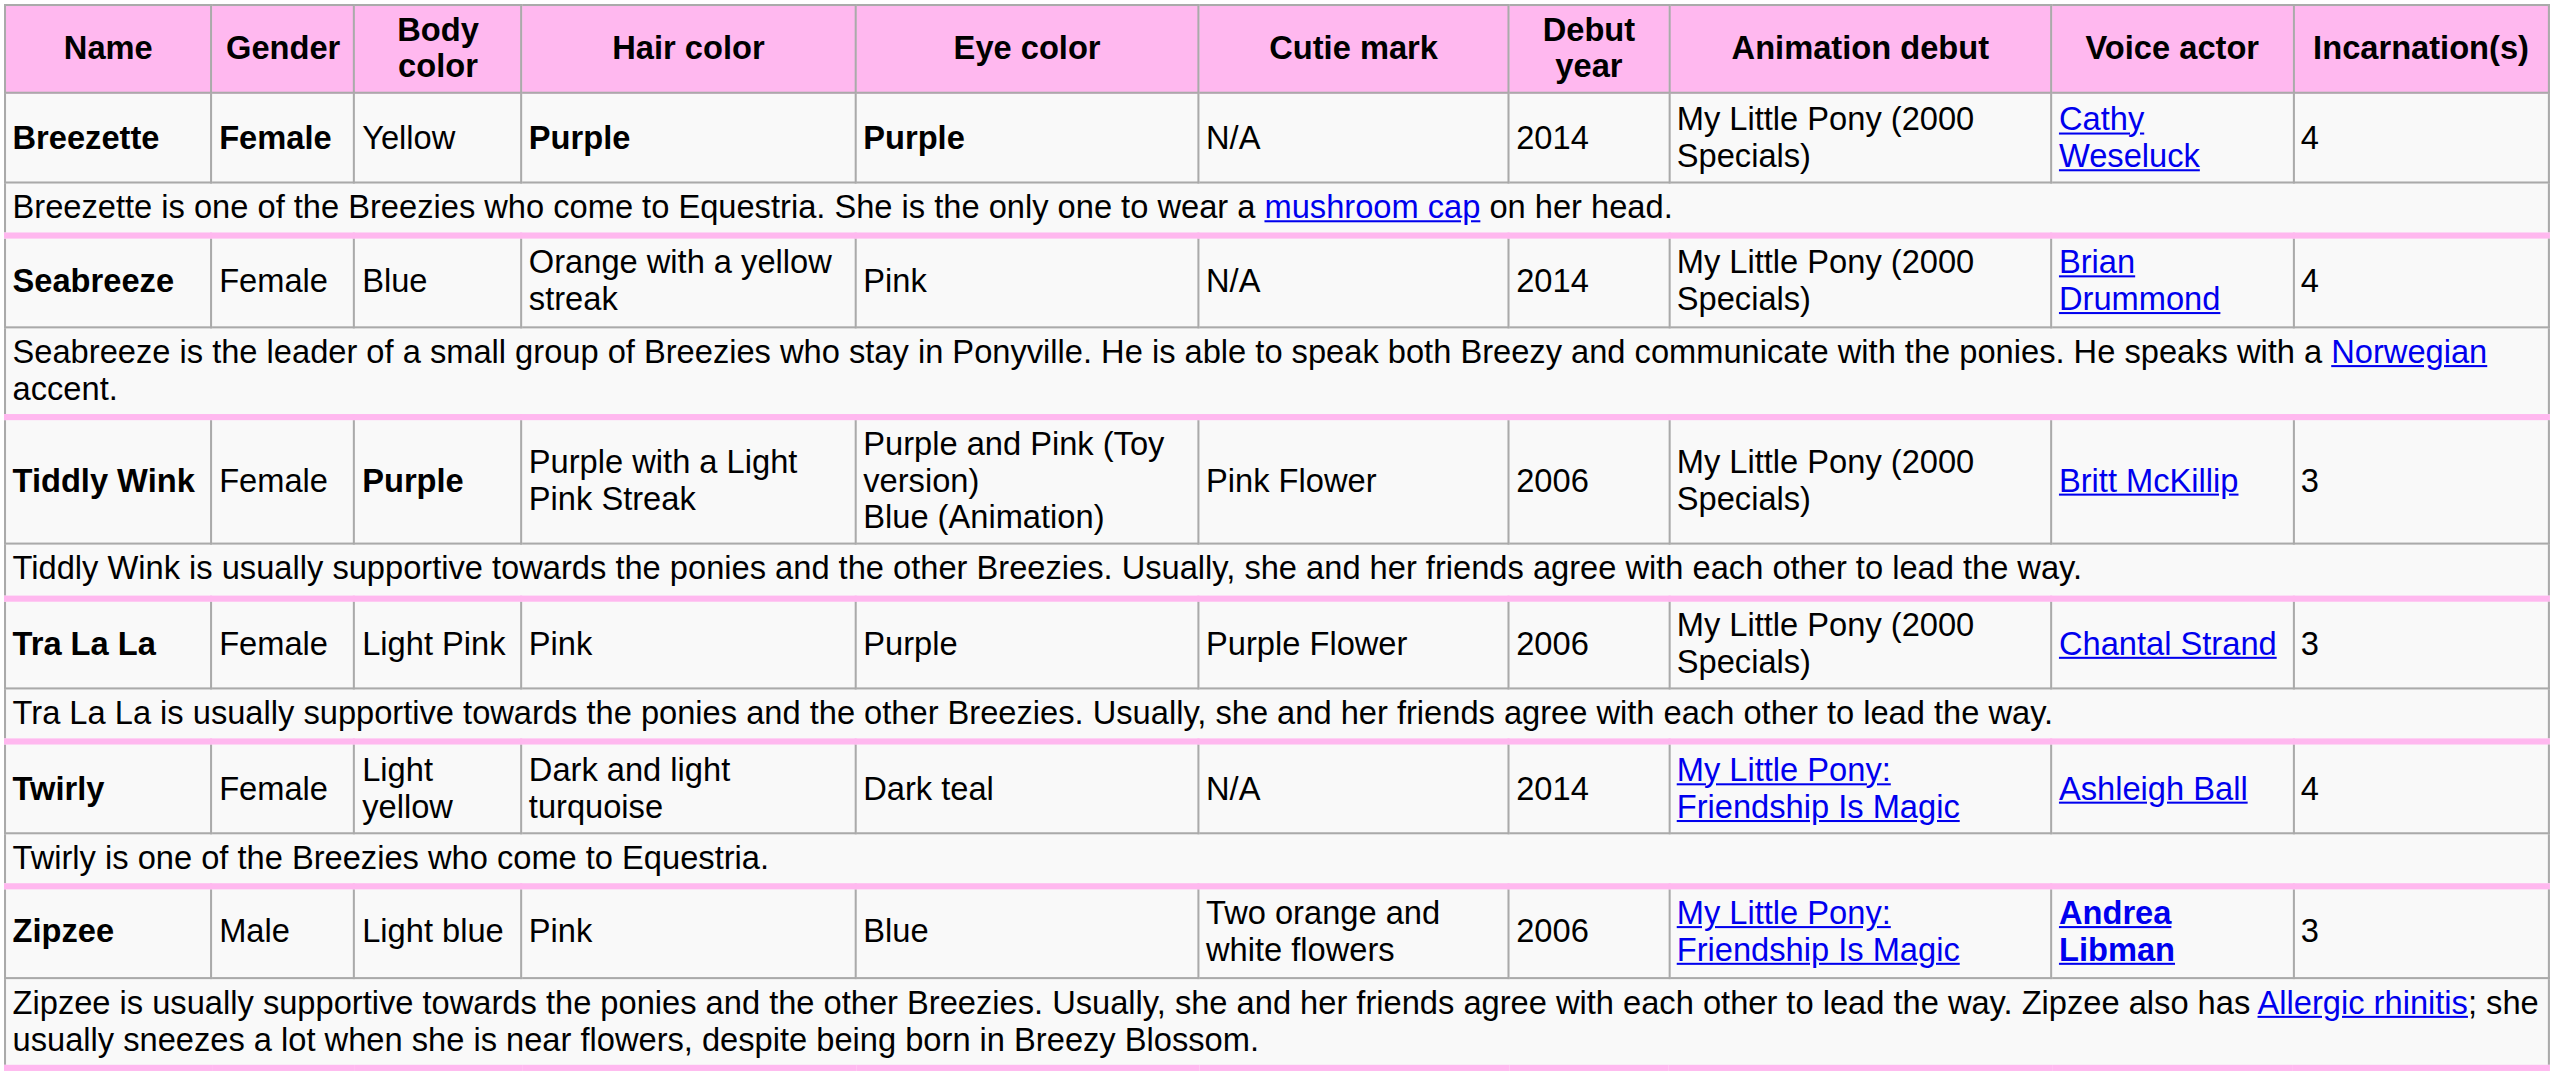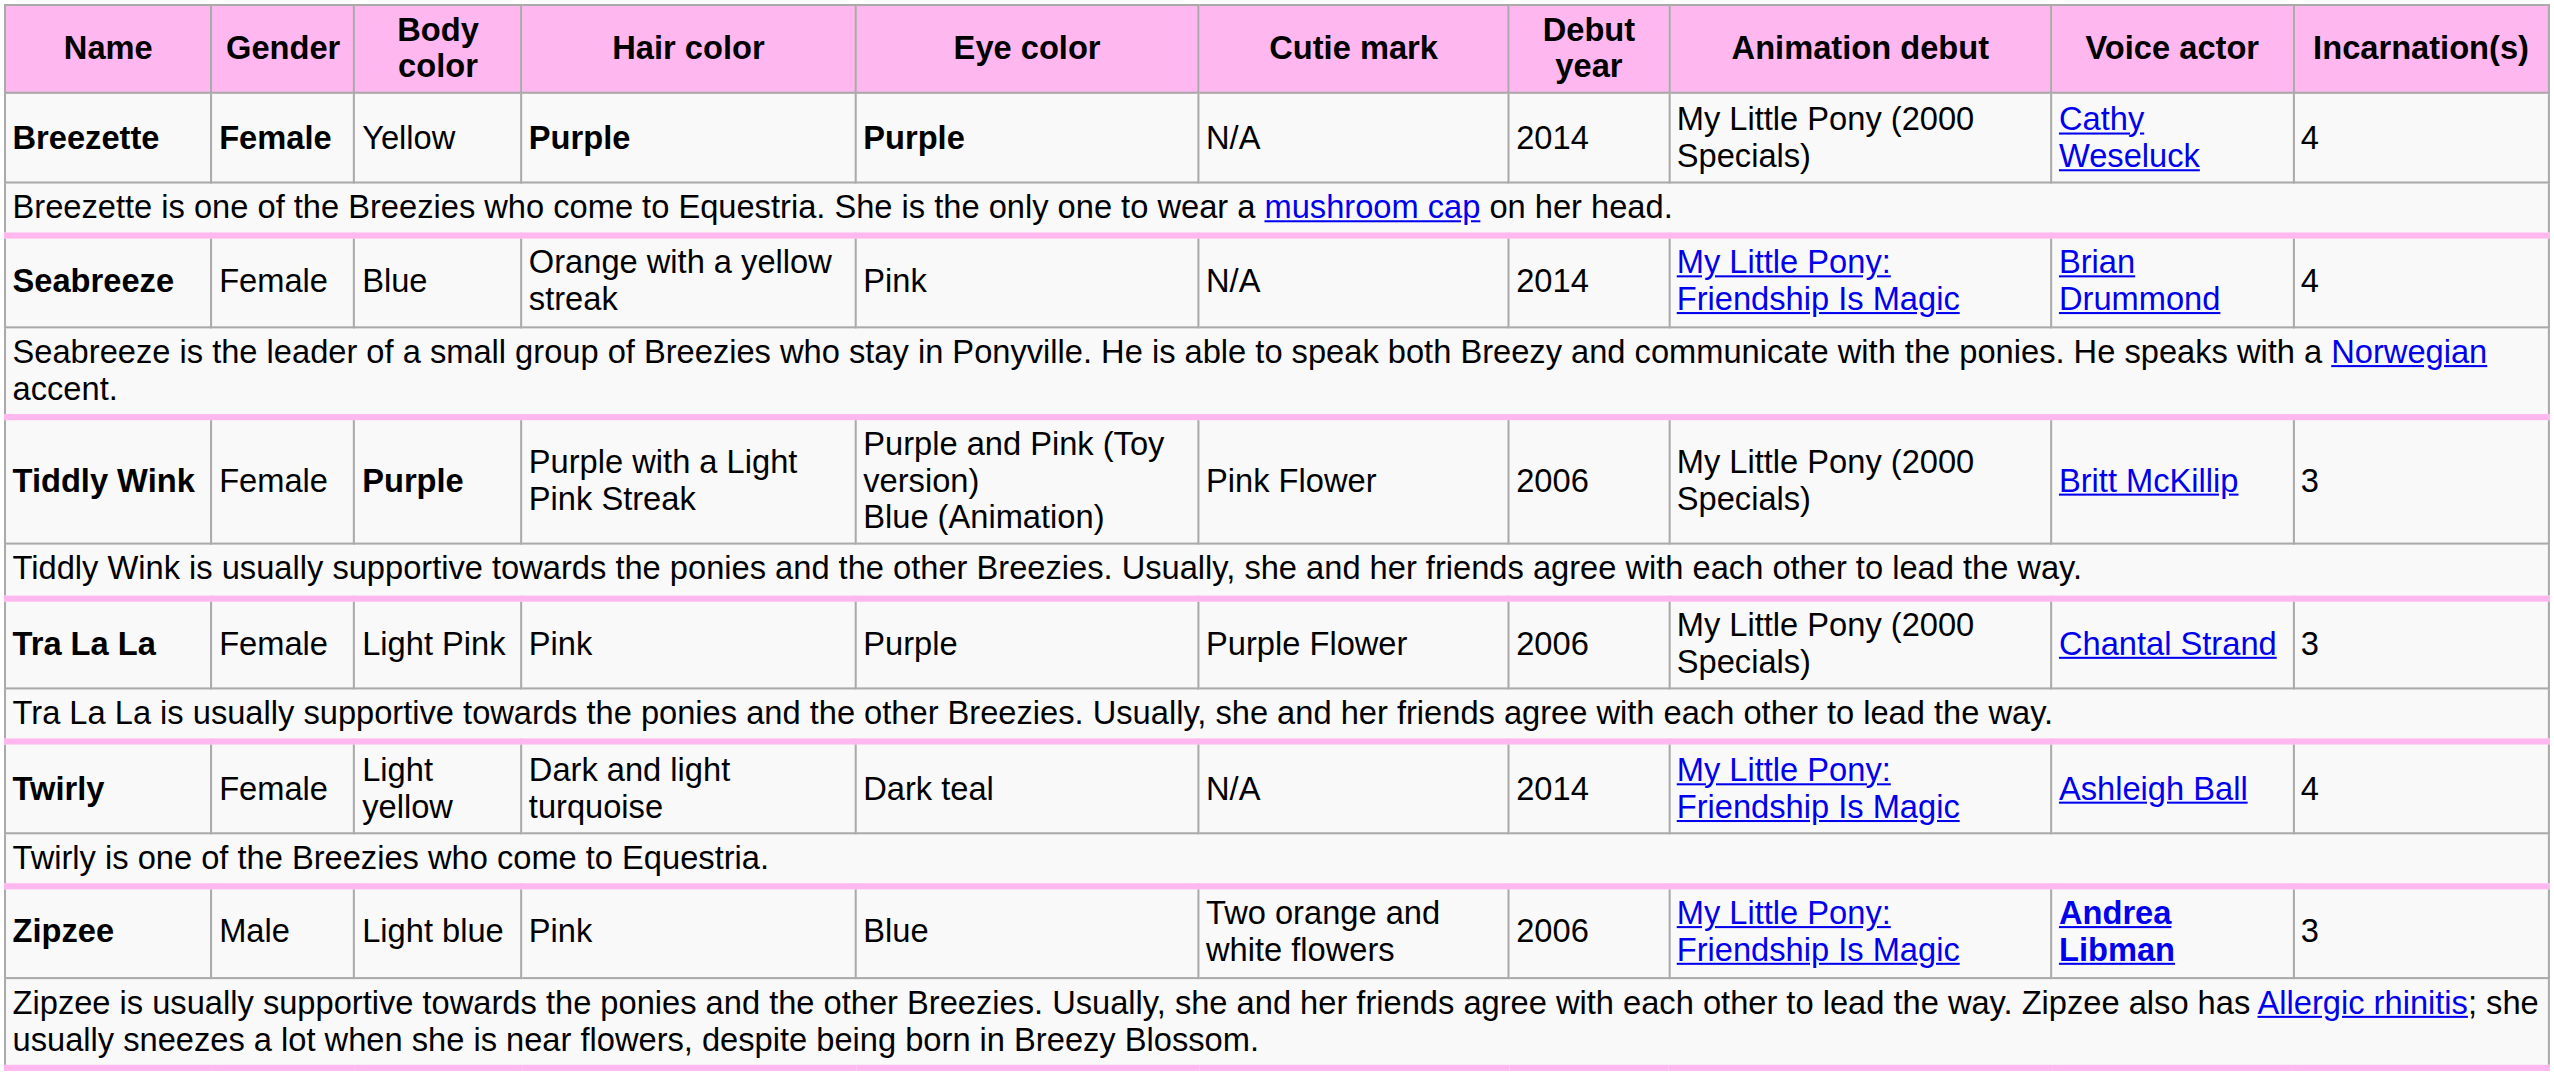(1826, 281) My Little Pony (2000 Specials) -> (1818, 281) My Little Pony: Friendship Is Magic
